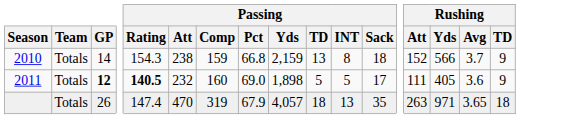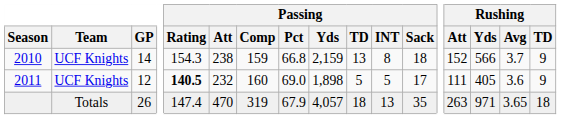(71, 59) Totals -> (91, 59) UCF Knights
(71, 80) Totals -> (91, 80) UCF Knights
(104, 80) bold -> (144, 80) normal
